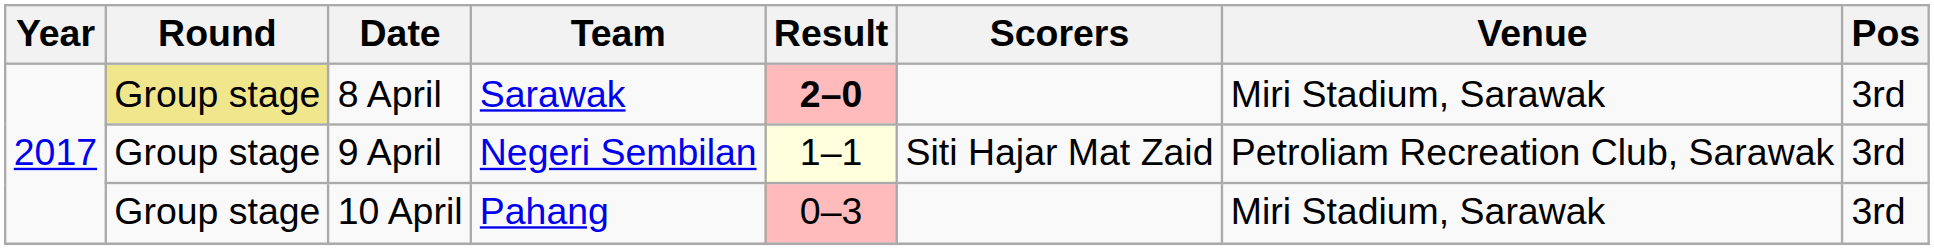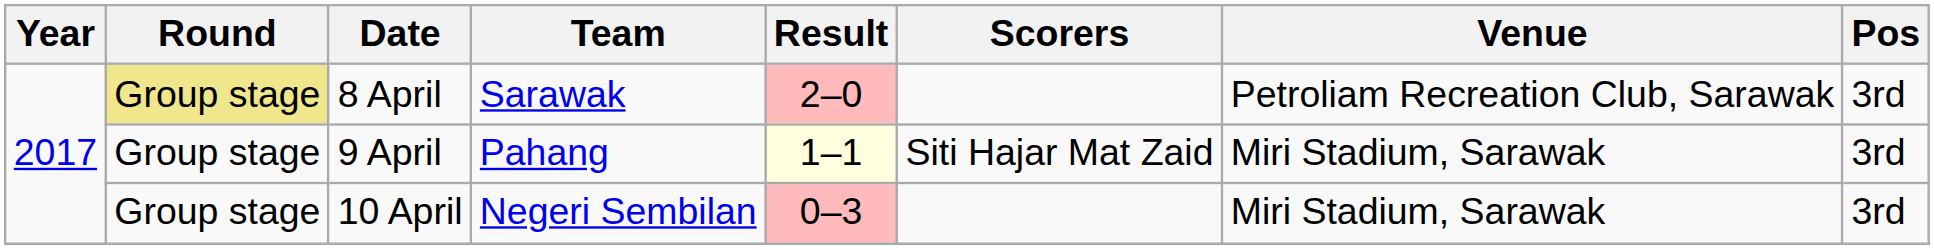(831, 93) bold -> (831, 93) normal
(1418, 93) Miri Stadium, Sarawak -> (1532, 93) Petroliam Recreation Club, Sarawak
(618, 152) Negeri Sembilan -> (544, 152) Pahang
(1532, 152) Petroliam Recreation Club, Sarawak -> (1418, 152) Miri Stadium, Sarawak
(544, 212) Pahang -> (618, 212) Negeri Sembilan
